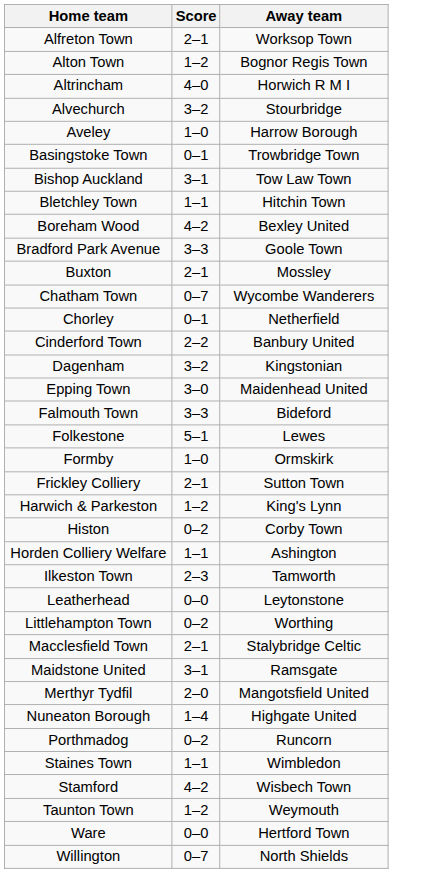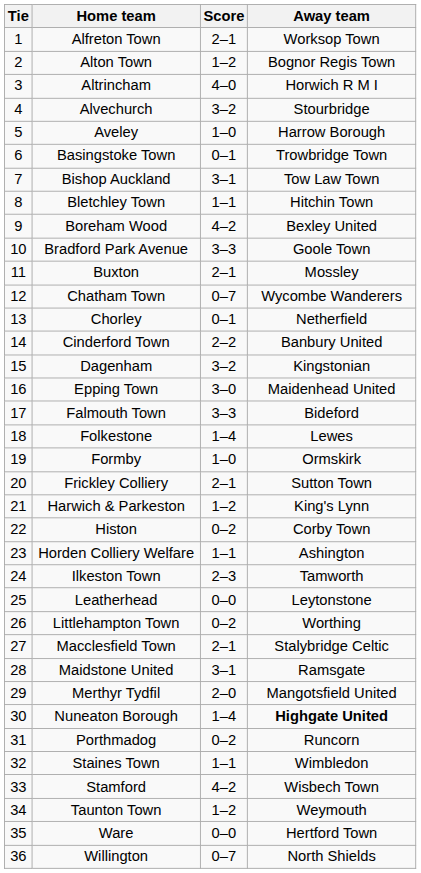+ column: (18, 16)
(196, 436) 5–1 -> (224, 436) 1–4
(304, 716) normal -> (332, 716) bold
